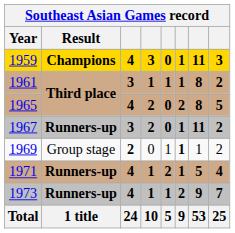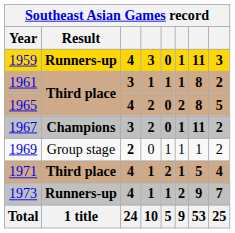(81, 60) Champions -> (81, 60) Runners-up
(81, 127) Runners-up -> (81, 127) Champions
(182, 149) bold -> (182, 149) normal
(81, 171) Runners-up -> (81, 171) Third place
